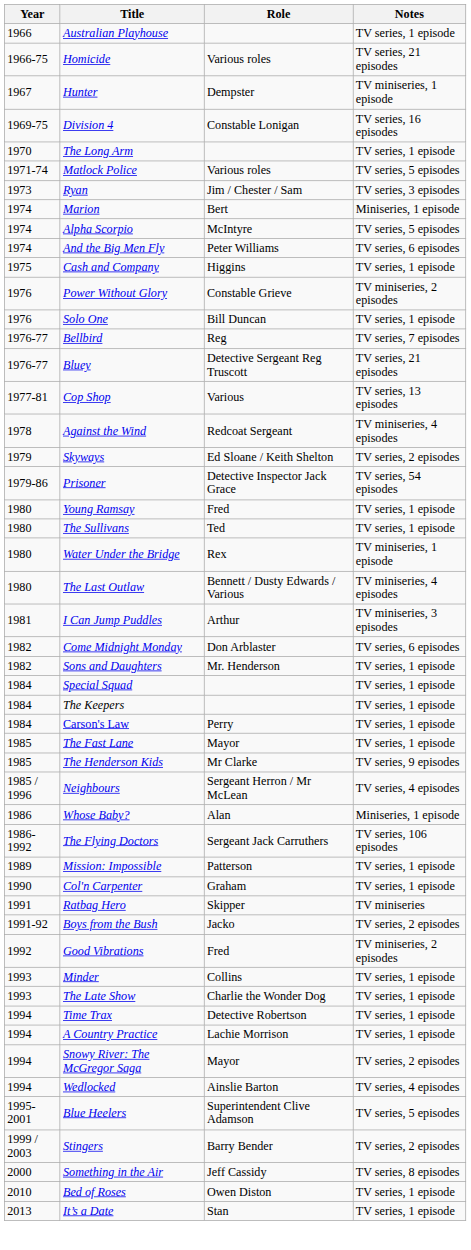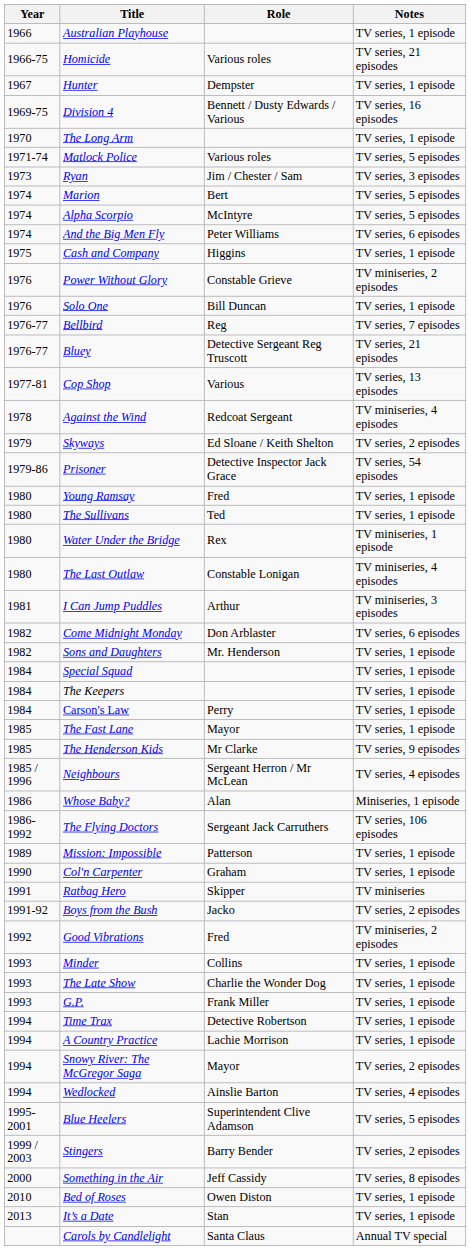(396, 92) TV miniseries, 1 episode -> (405, 85) TV series, 1 episode
(253, 125) Constable Lonigan -> (271, 111) Bennett / Dusty Edwards / Various
(408, 209) Miniseries, 1 episode -> (408, 195) TV series, 5 episodes
(271, 587) Bennett / Dusty Edwards / Various -> (253, 573) Constable Lonigan
+ row: (73, 1001)
+ row: (117, 1235)
